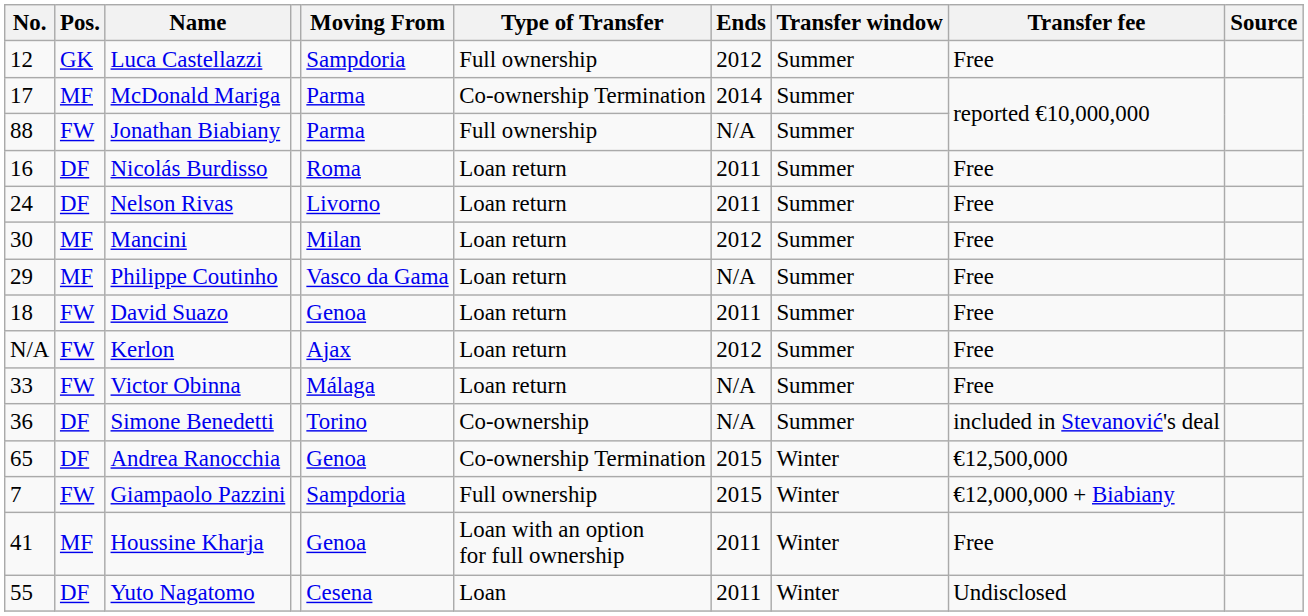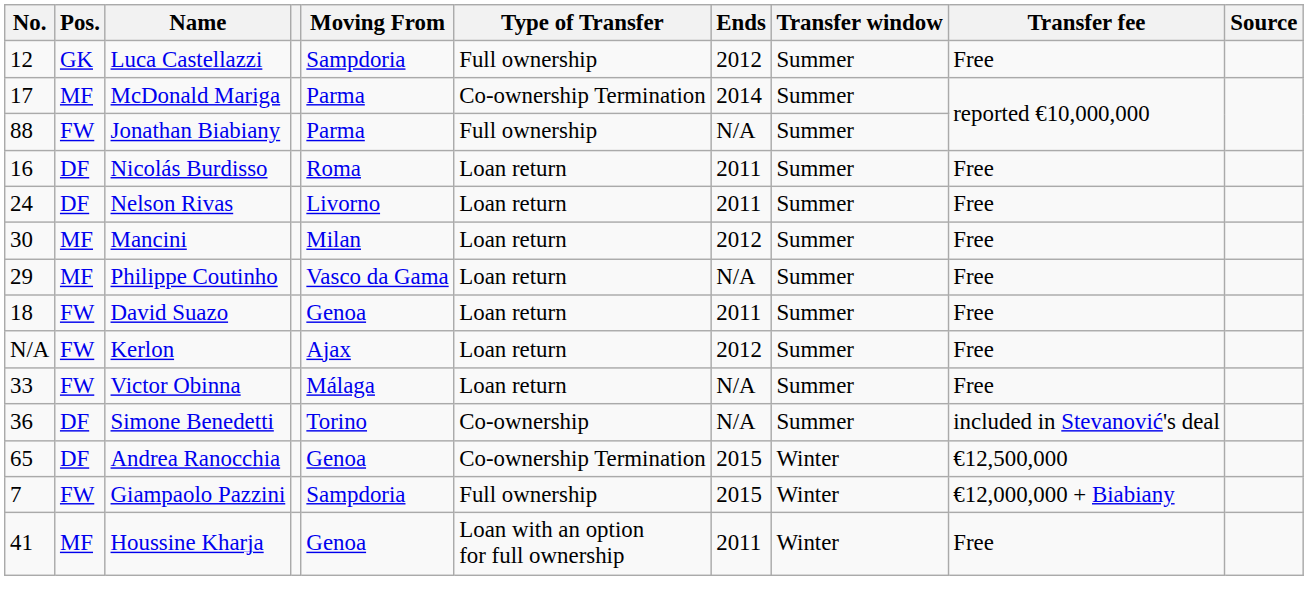- row: (183, 592)
